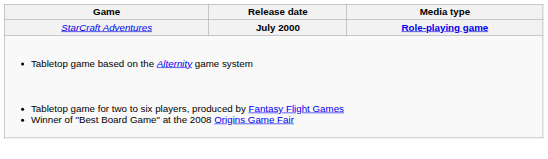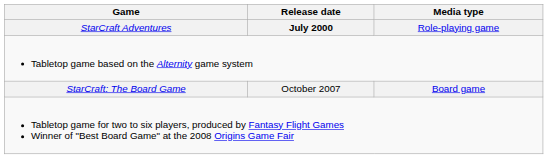(445, 27) bold -> (458, 27) normal
+ row: (126, 89)
